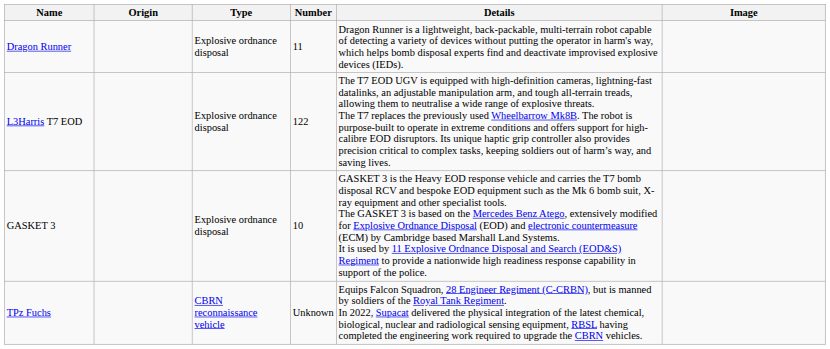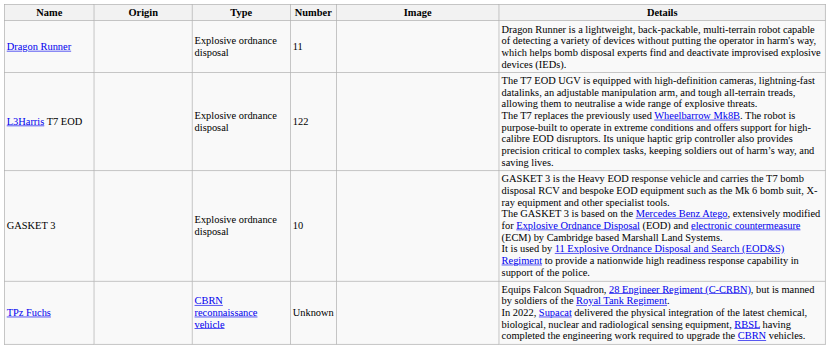columns swapped: (744, 12) <-> (499, 12)
